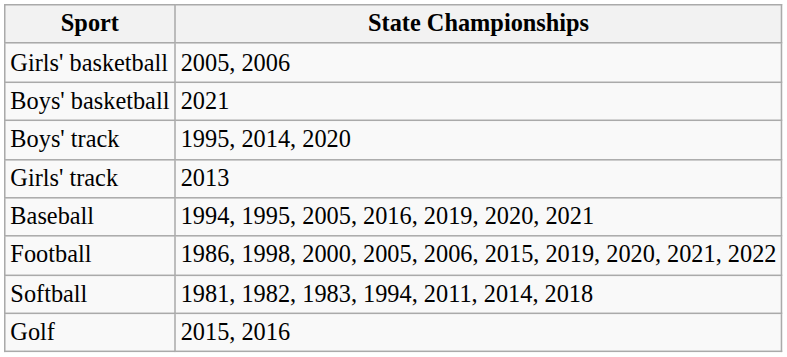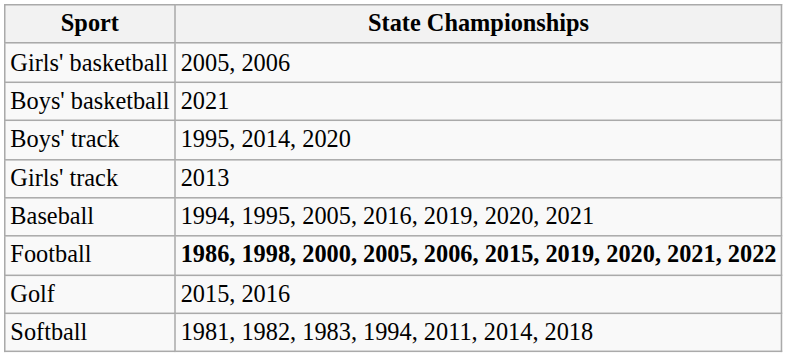(479, 255) normal -> (479, 255) bold
rows swapped: (49, 293) <-> (33, 332)
